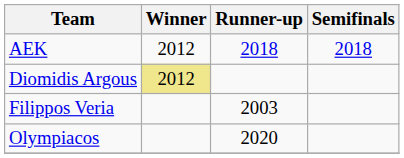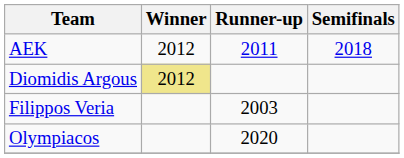(259, 49) 2018 -> (259, 49) 2011
